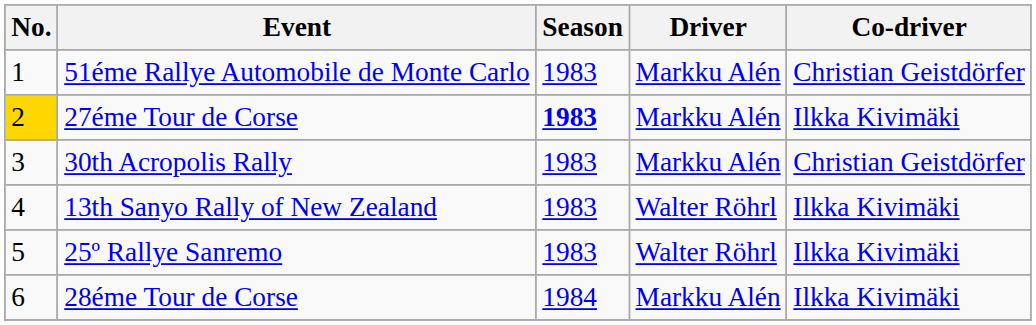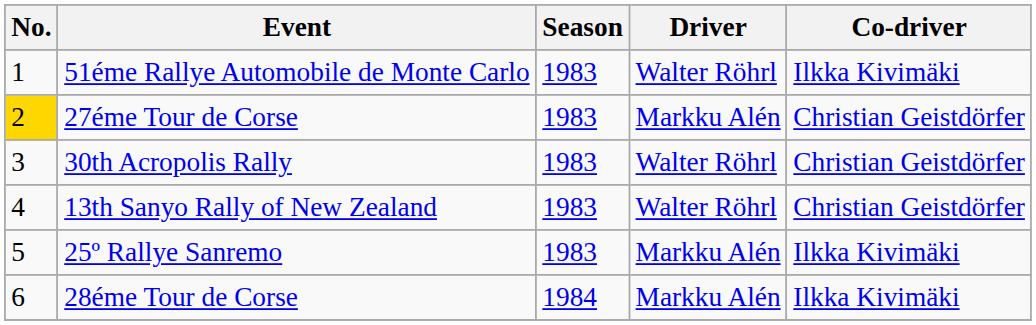(708, 72) Markku Alén -> (706, 72) Walter Röhrl
(909, 72) Christian Geistdörfer -> (876, 72) Ilkka Kivimäki
(570, 117) bold -> (570, 117) normal
(876, 117) Ilkka Kivimäki -> (909, 117) Christian Geistdörfer
(708, 162) Markku Alén -> (706, 162) Walter Röhrl
(876, 207) Ilkka Kivimäki -> (909, 207) Christian Geistdörfer
(706, 252) Walter Röhrl -> (708, 252) Markku Alén
